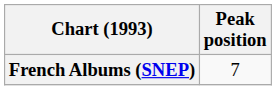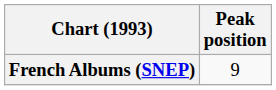(235, 69) 7 -> (235, 69) 9
